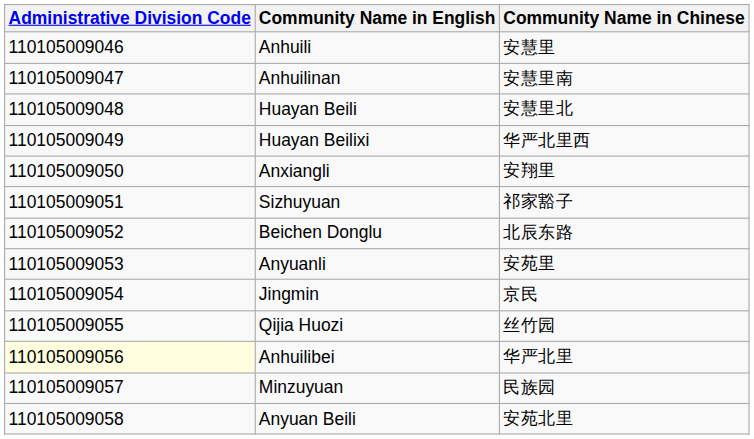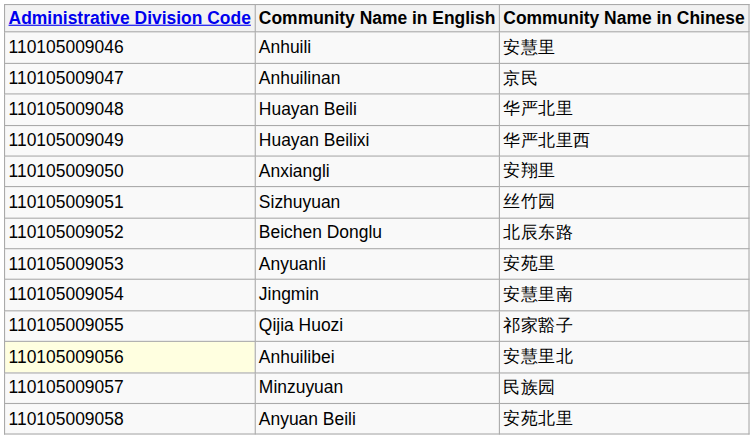(538, 78) 安慧里南 -> (521, 78) 京民
(538, 108) 安慧里北 -> (538, 108) 华严北里
(538, 201) 祁家豁子 -> (530, 201) 丝竹园
(521, 294) 京民 -> (538, 294) 安慧里南
(530, 325) 丝竹园 -> (538, 325) 祁家豁子
(538, 356) 华严北里 -> (538, 356) 安慧里北
